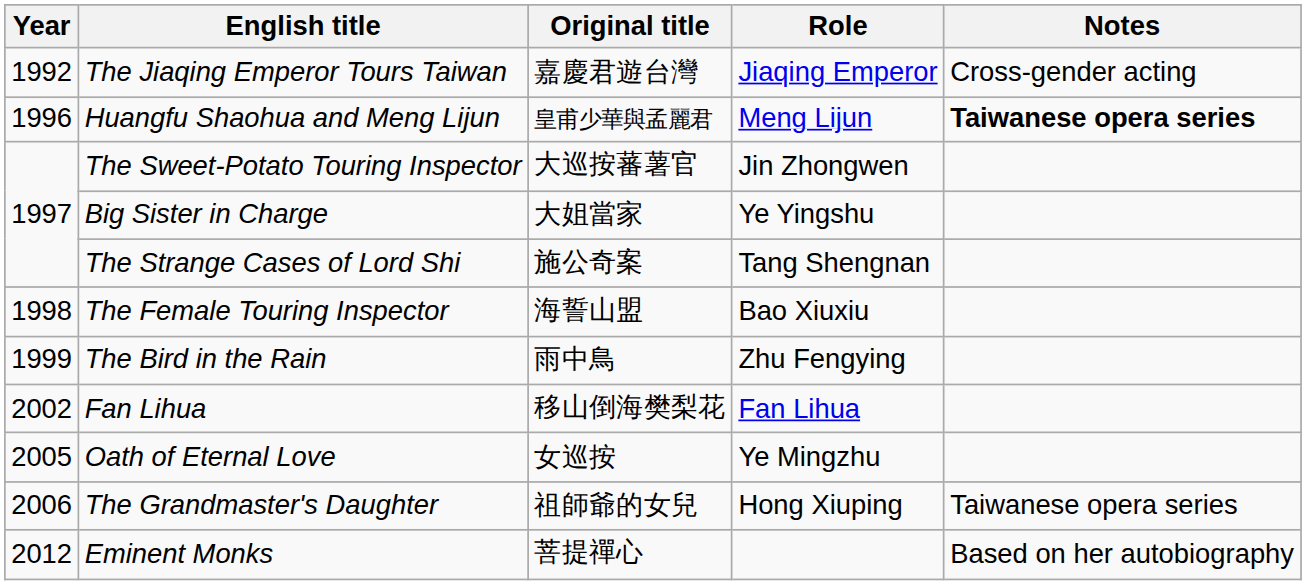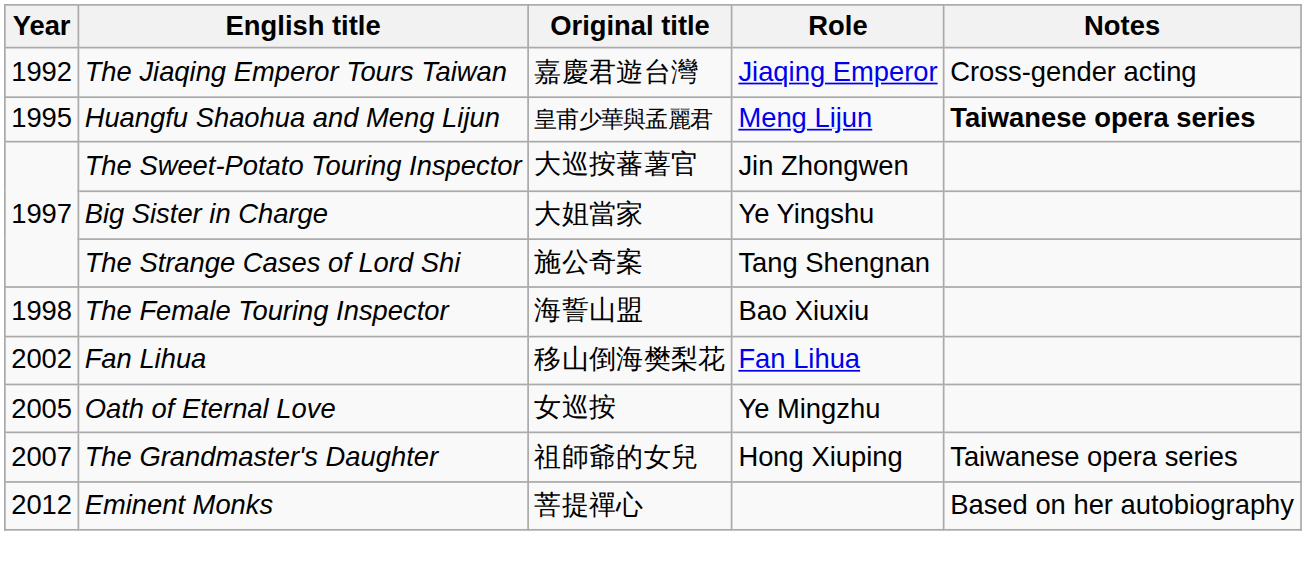(42, 118) 1996 -> (42, 118) 1995
- row: (206, 359)
(42, 505) 2006 -> (42, 456) 2007
